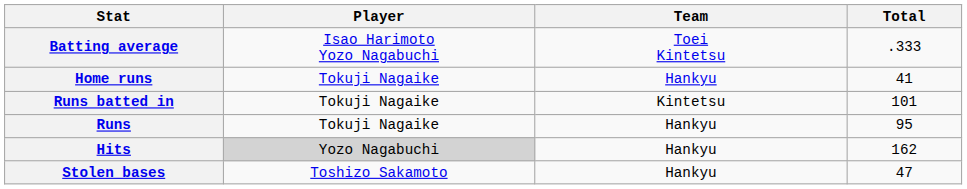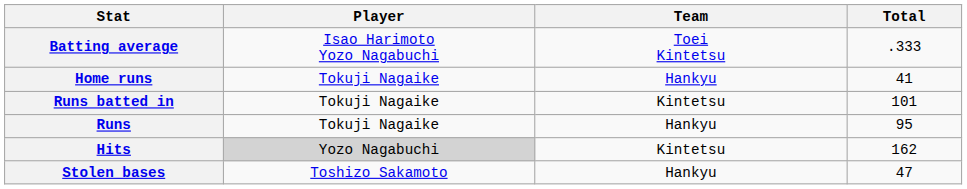(691, 149) Hankyu -> (691, 149) Kintetsu
